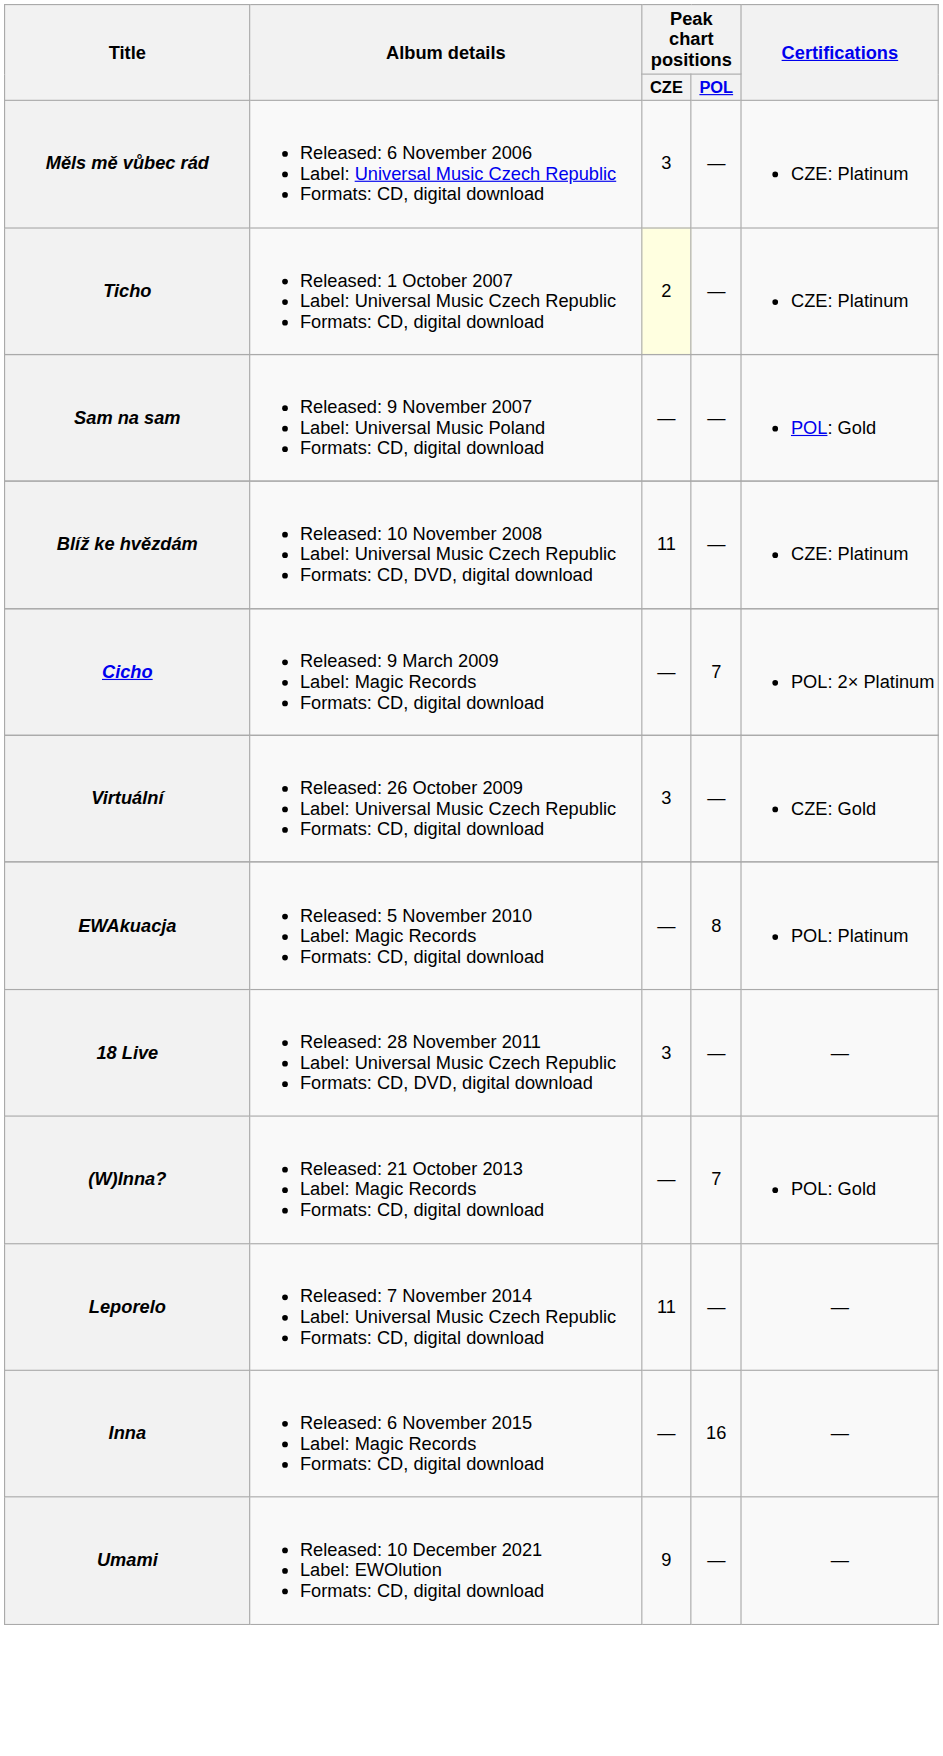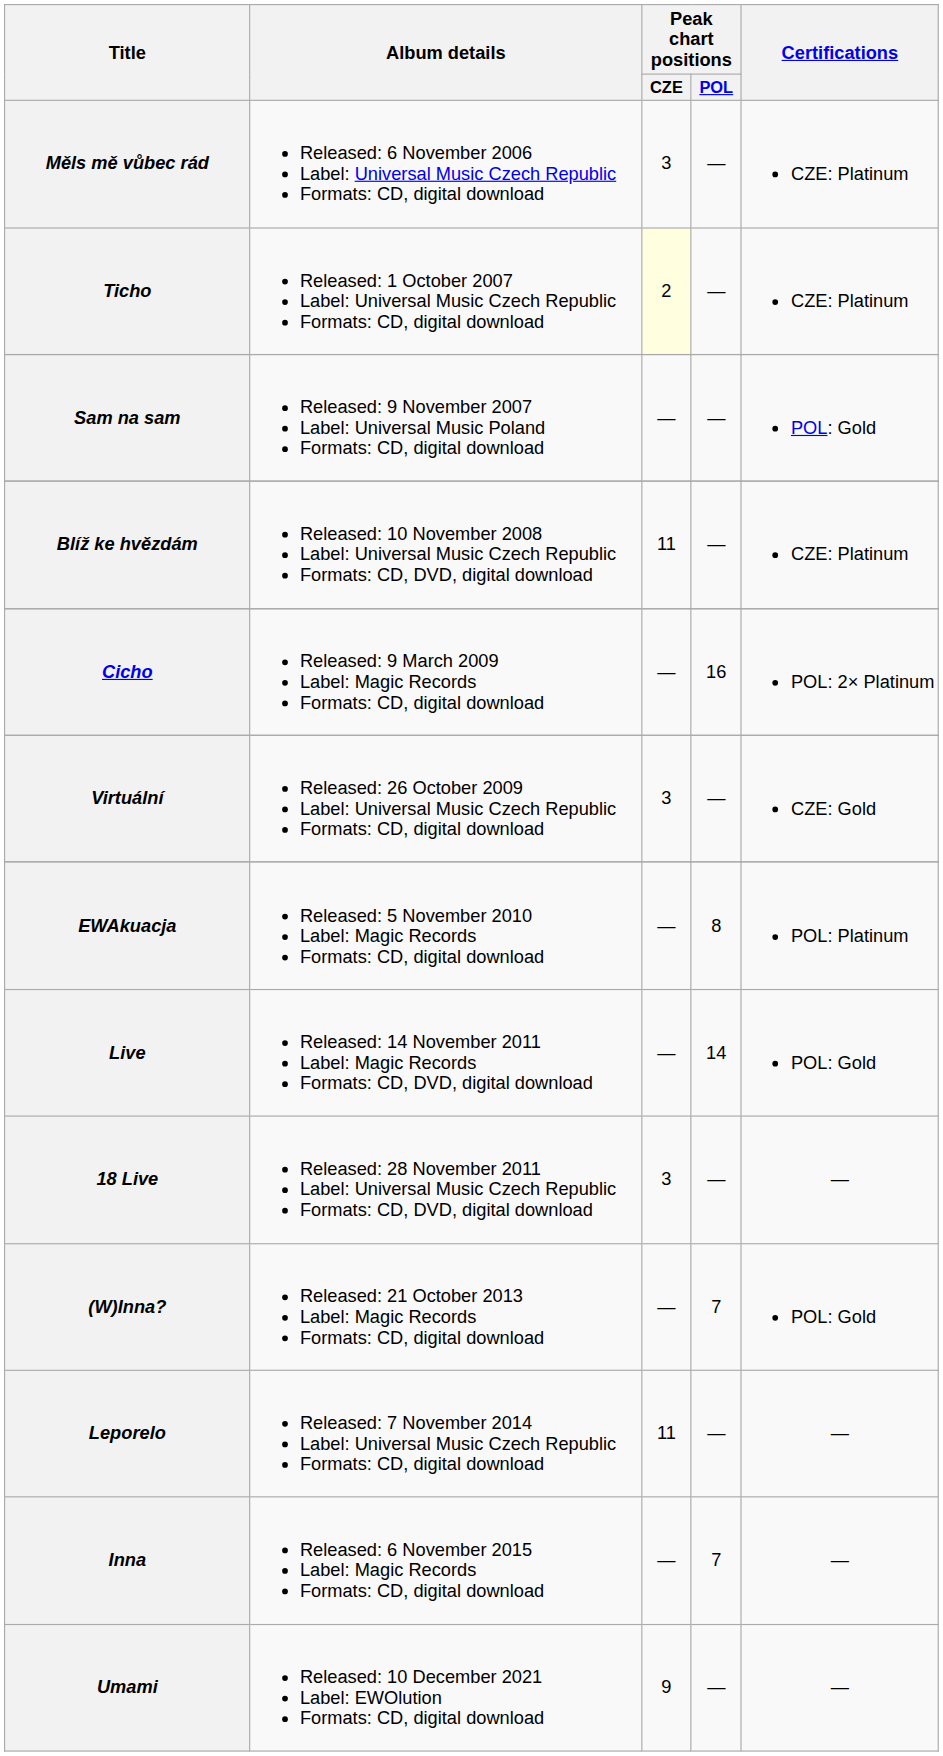(716, 671) 7 -> (716, 671) 16
+ row: (127, 1052)
(716, 1433) 16 -> (716, 1560) 7
